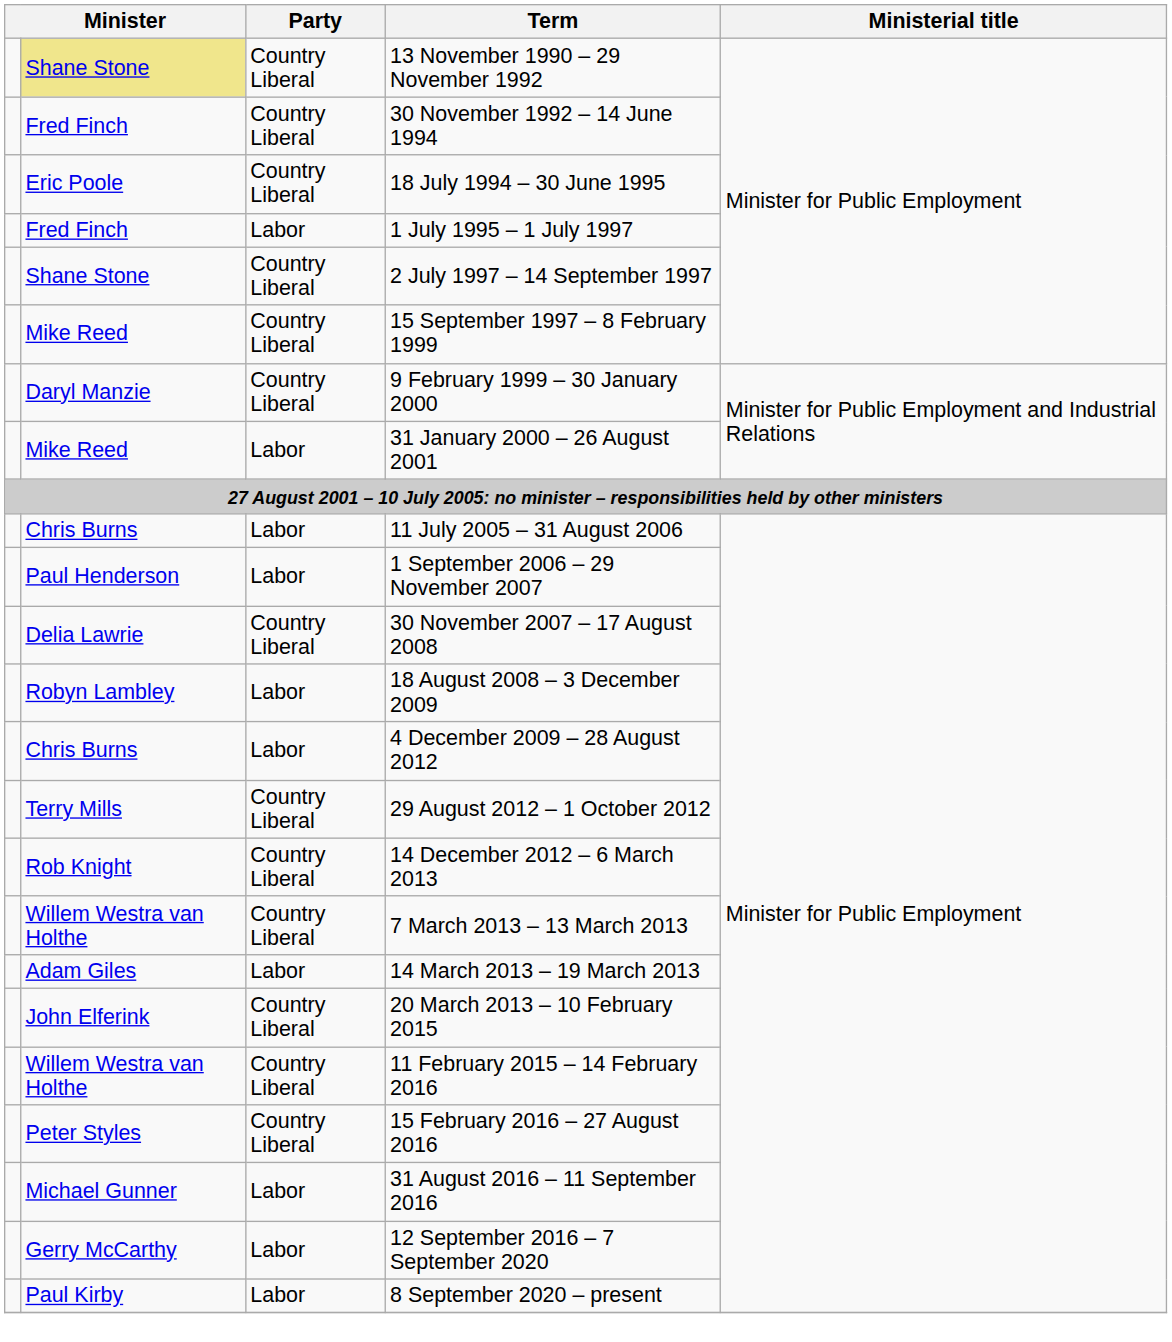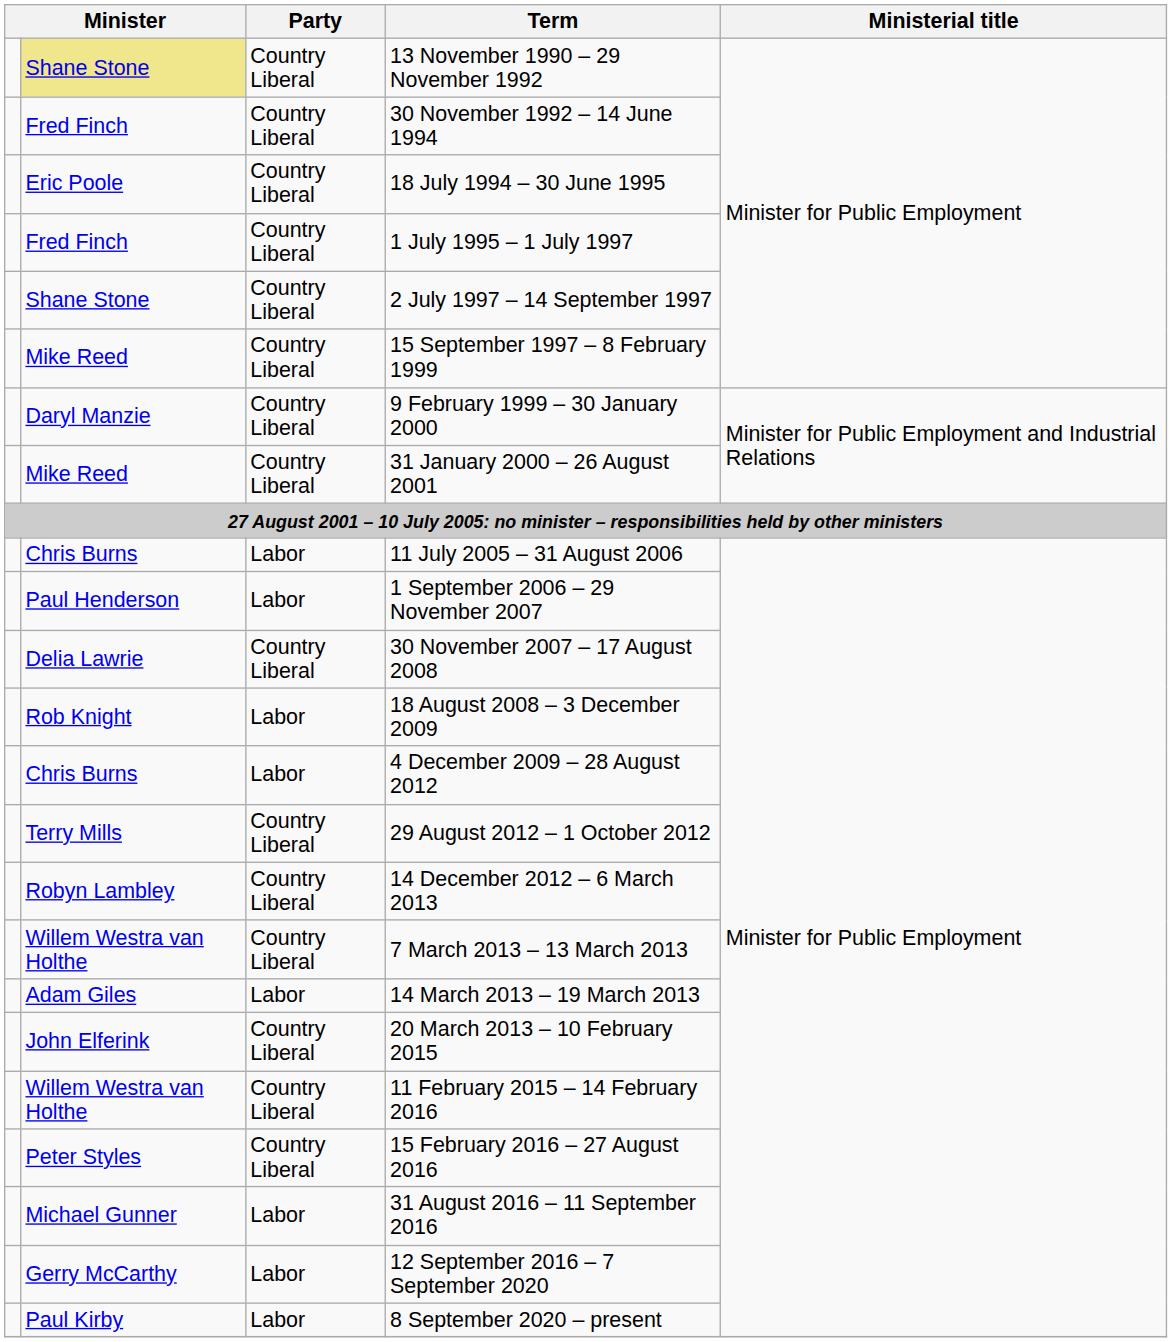(278, 229) Labor -> (288, 241) Country Liberal
(278, 450) Labor -> (288, 474) Country Liberal
(100, 692) Robyn Lambley -> (79, 716) Rob Knight
(79, 867) Rob Knight -> (100, 891) Robyn Lambley
